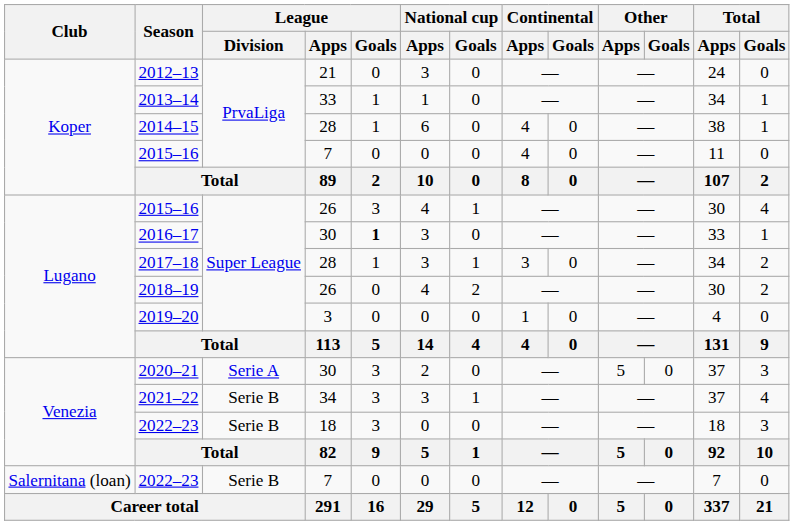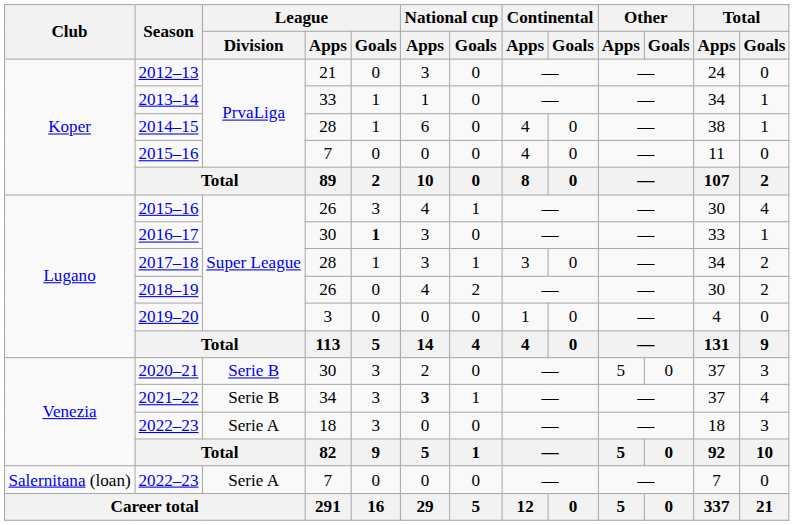(254, 371) Serie A -> (254, 371) Serie B
(425, 398) normal -> (425, 398) bold
(254, 425) Serie B -> (254, 425) Serie A
(254, 479) Serie B -> (254, 479) Serie A
